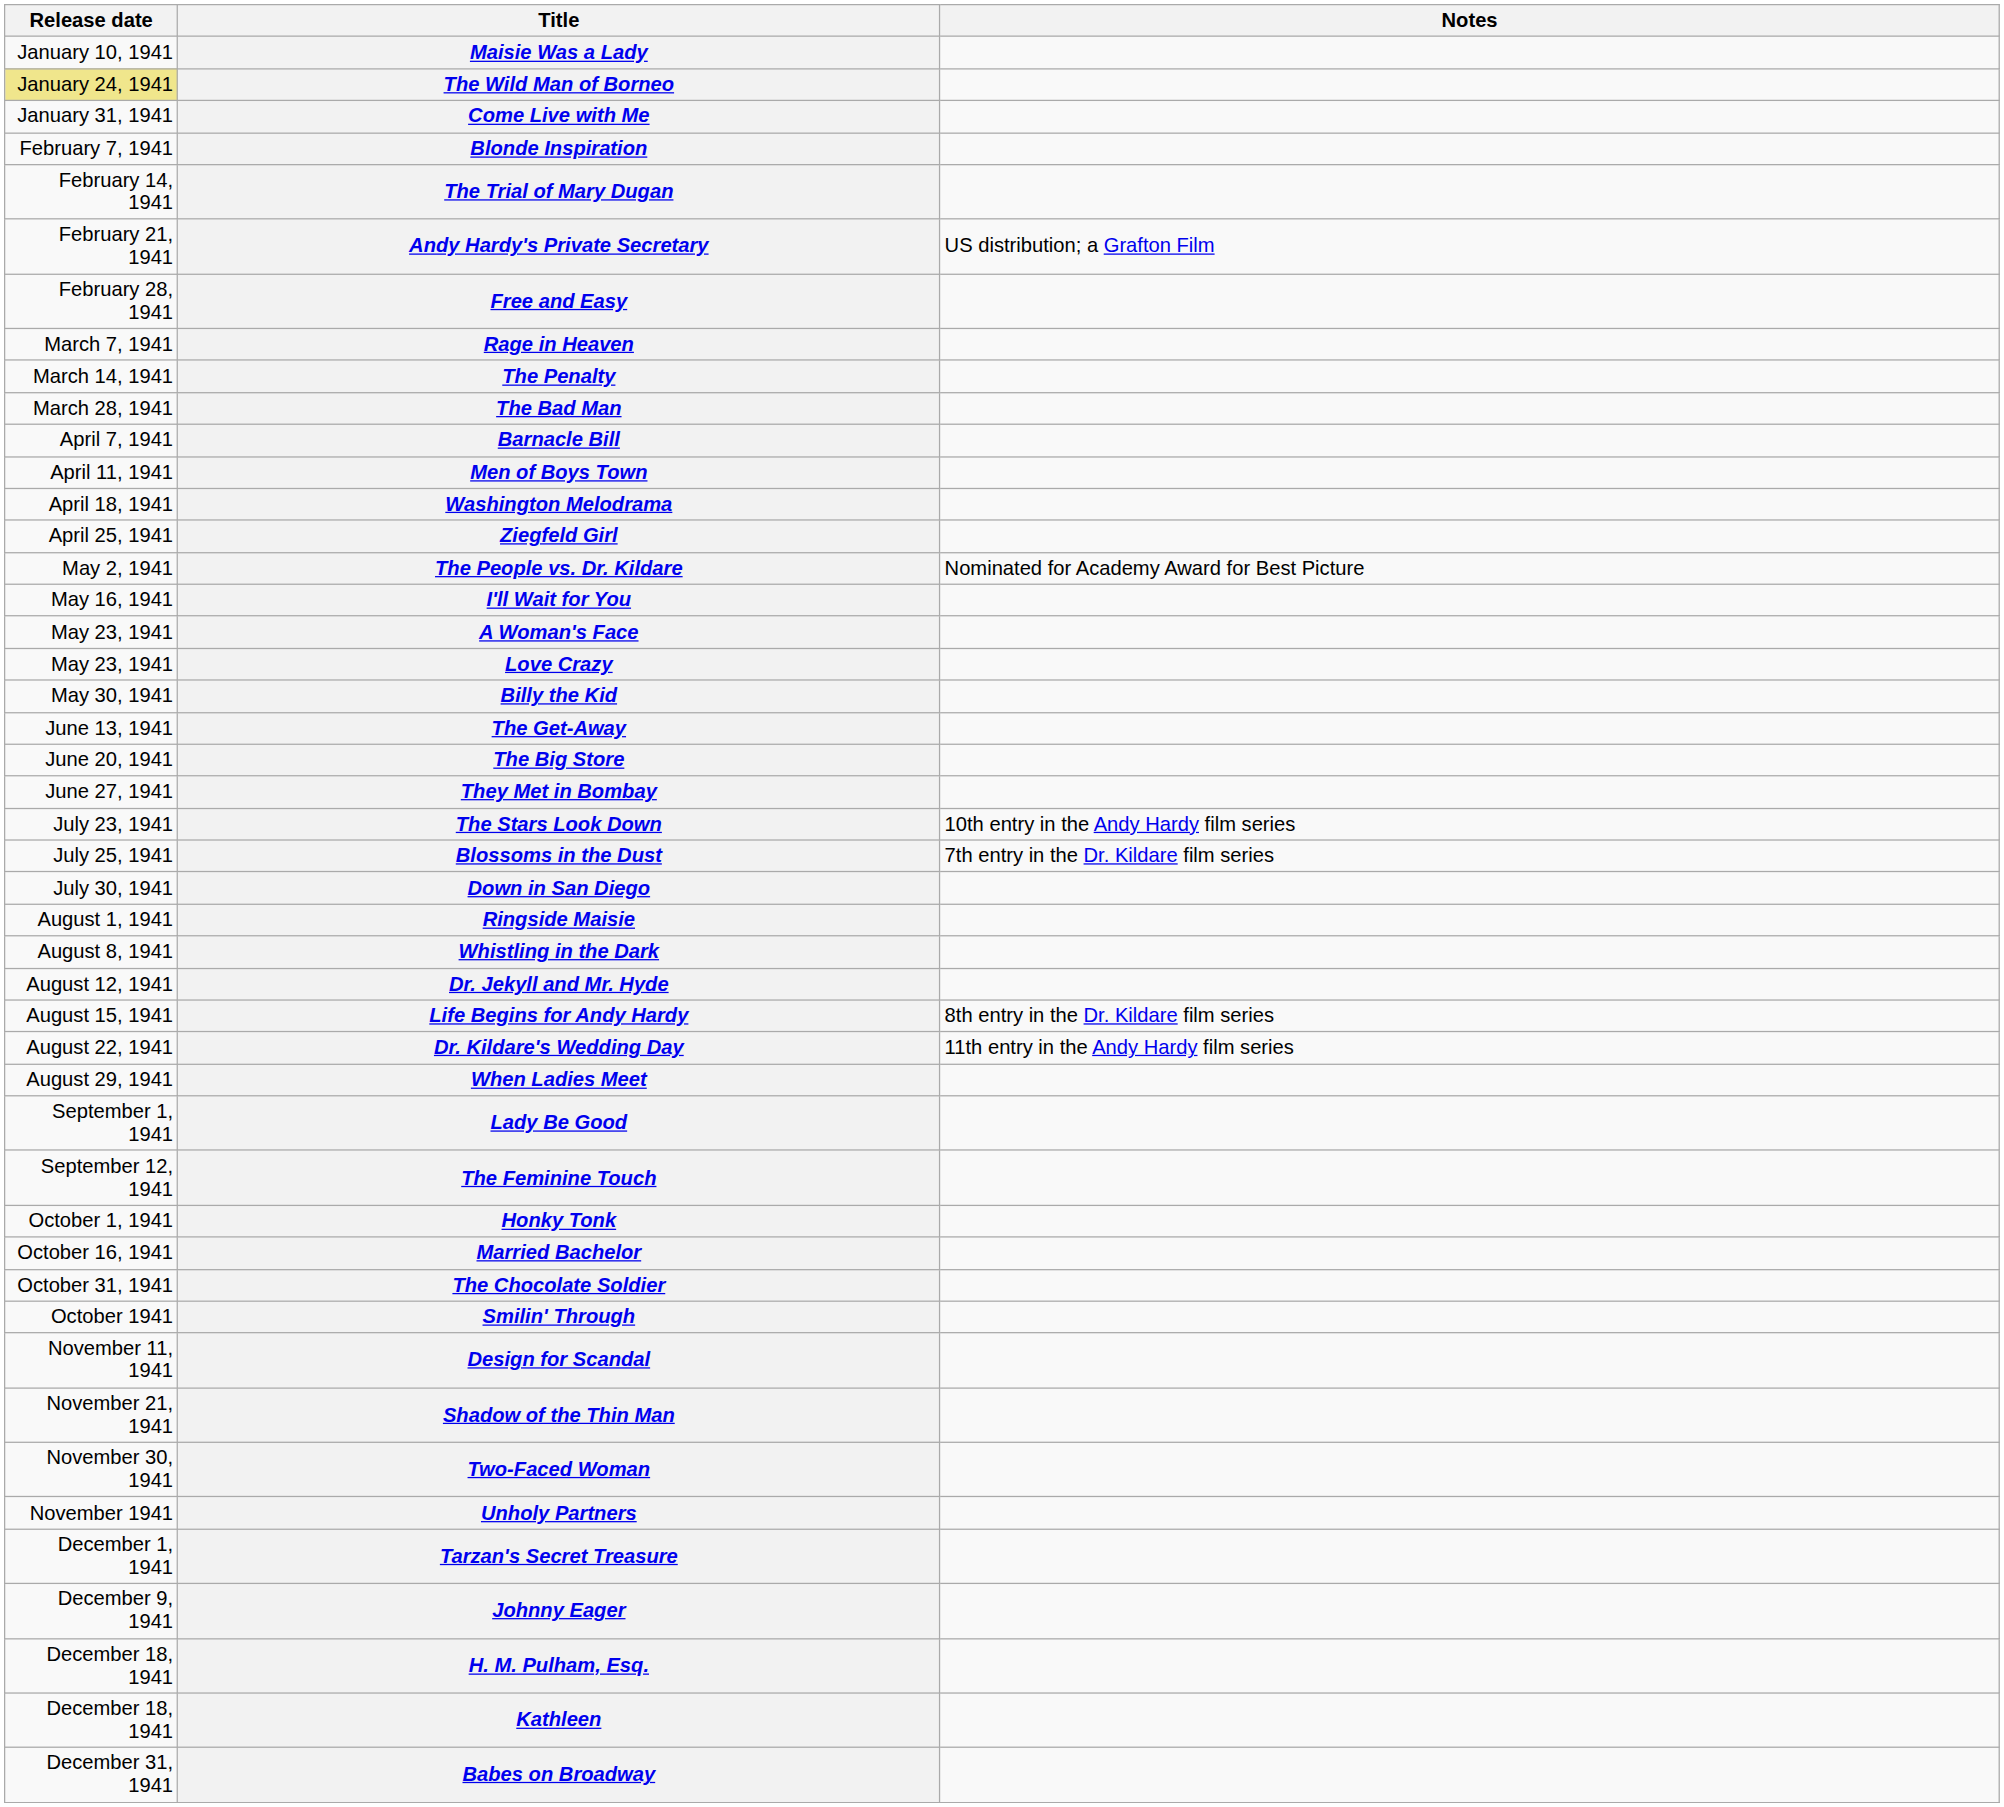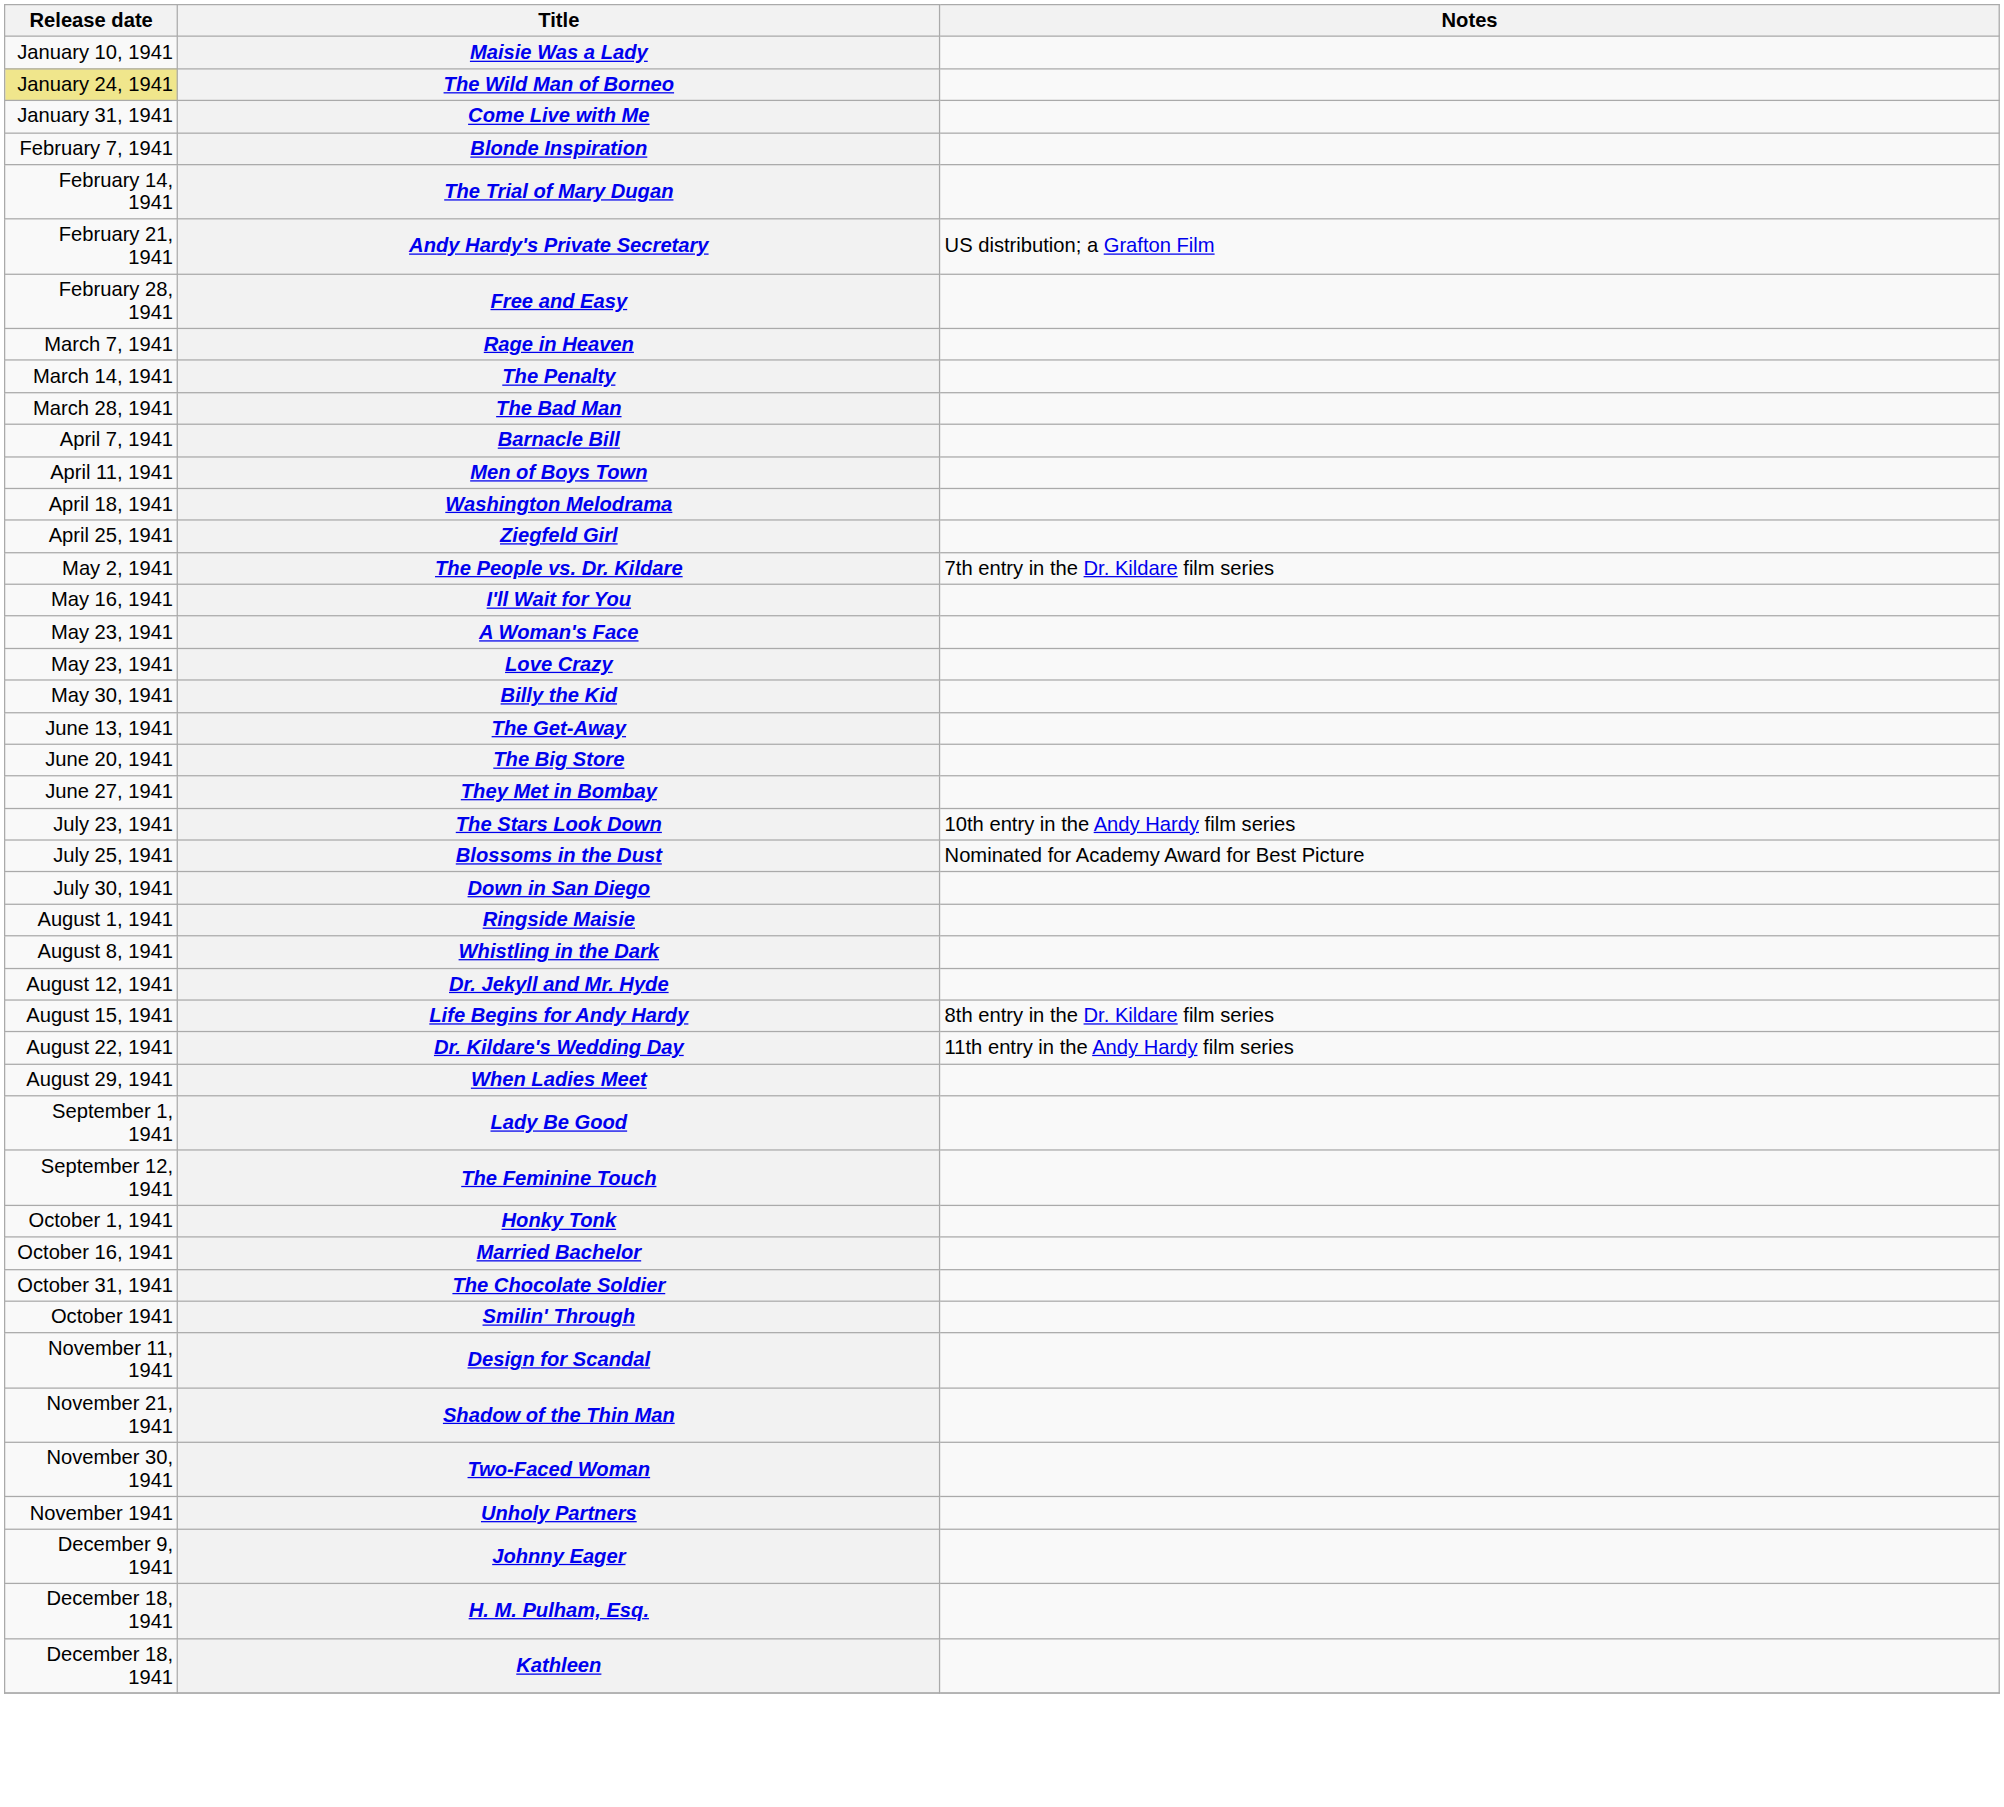(1155, 568) Nominated for Academy Award for Best Picture -> (1109, 568) 7th entry in the Dr. Kildare film series
(1109, 855) 7th entry in the Dr. Kildare film series -> (1155, 855) Nominated for Academy Award for Best Picture
- row: (559, 1556)
- row: (559, 1774)
